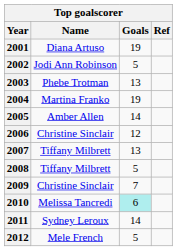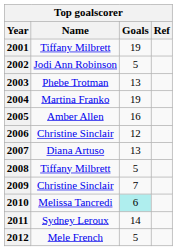(75, 47) Diana Artuso -> (75, 47) Tiffany Milbrett
(135, 116) 14 -> (135, 116) 16
(75, 151) Tiffany Milbrett -> (75, 151) Diana Artuso
